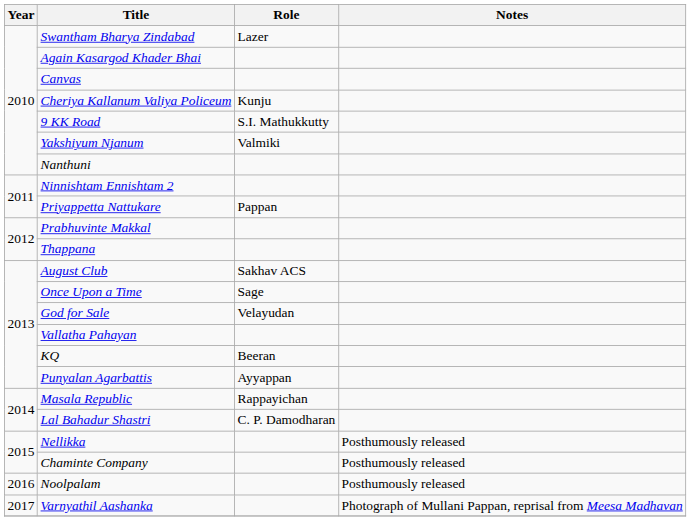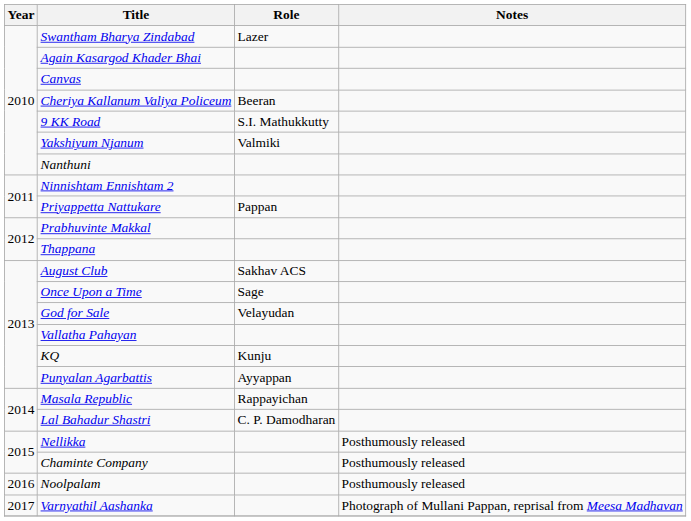(254, 100) Kunju -> (257, 100) Beeran
(257, 356) Beeran -> (254, 356) Kunju
